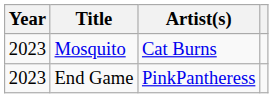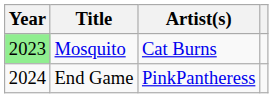(27, 48) no background -> (27, 48) lightgreen background
(27, 78) 2023 -> (27, 78) 2024
